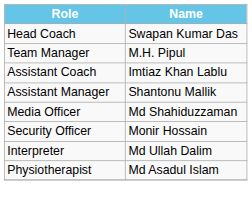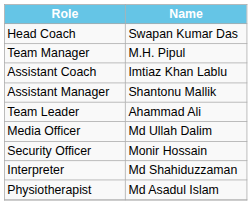+ row: (43, 111)
(183, 111) Md Shahiduzzaman -> (170, 131) Md Ullah Dalim
(170, 151) Md Ullah Dalim -> (183, 170) Md Shahiduzzaman
